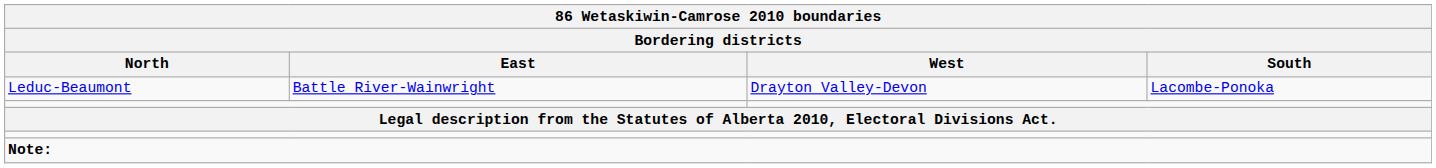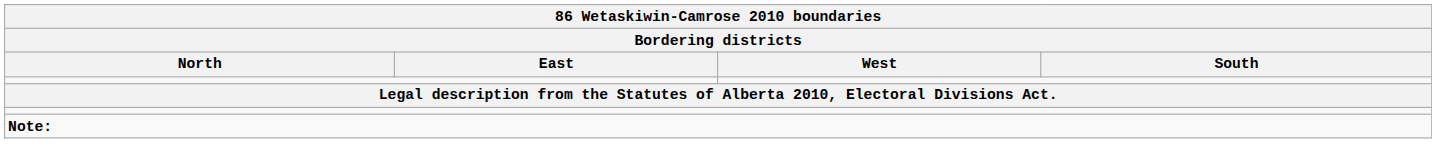- row: (70, 88)
